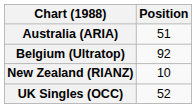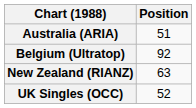(164, 73) 10 -> (164, 73) 63
